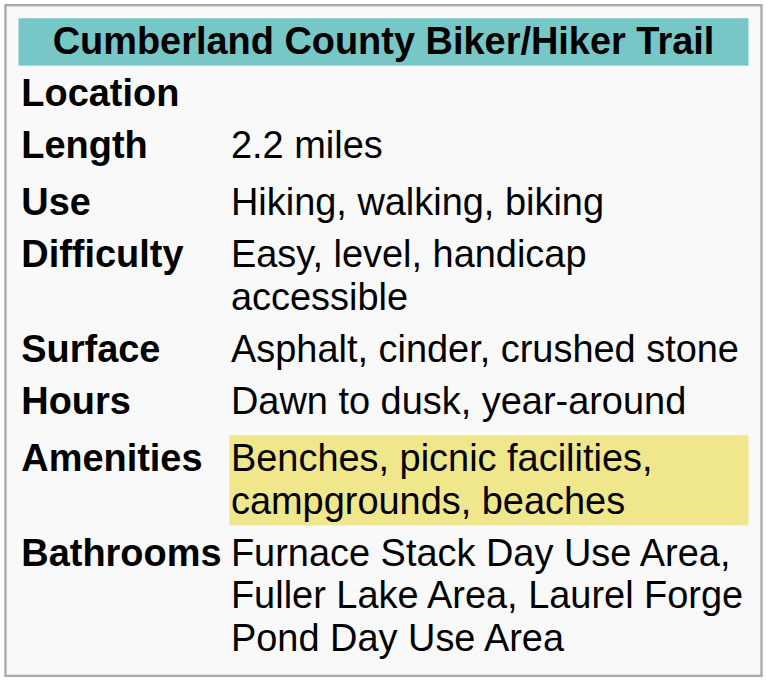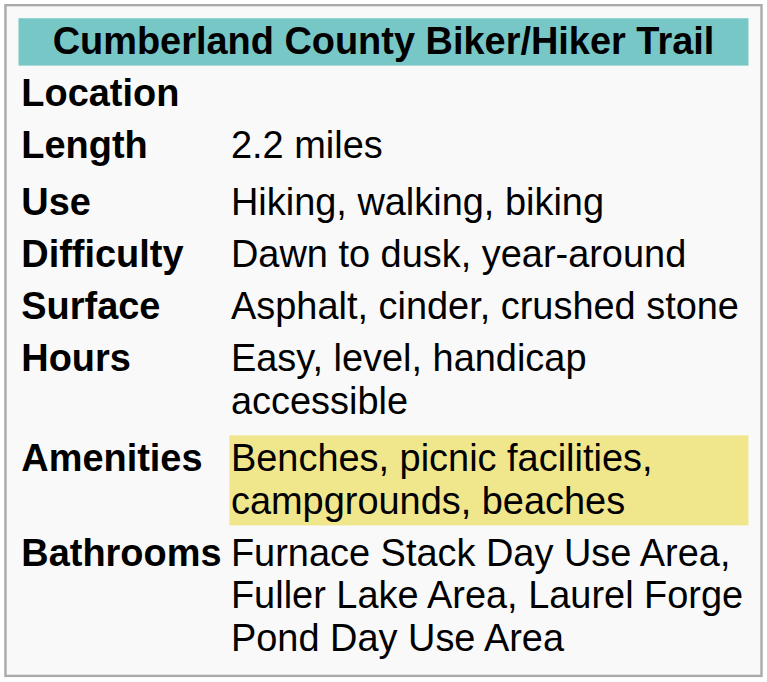(409, 276) Easy, level, handicap accessible -> (459, 254) Dawn to dusk, year-around
(459, 401) Dawn to dusk, year-around -> (409, 380) Easy, level, handicap accessible
